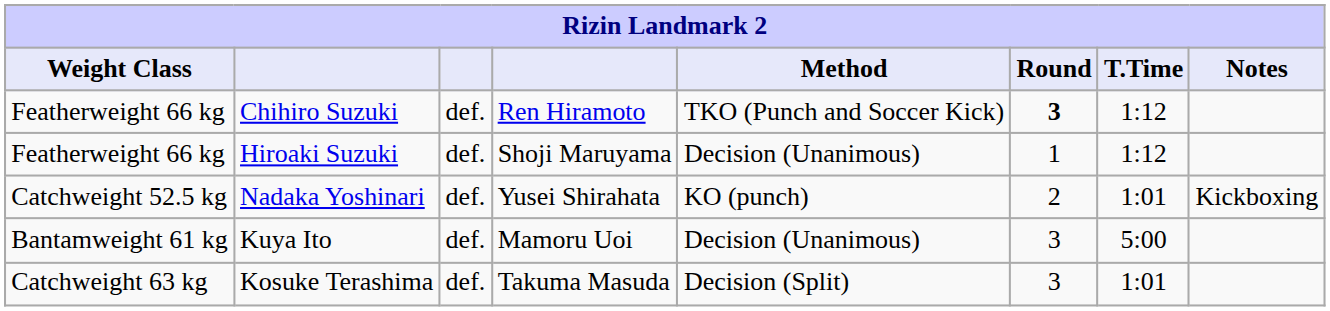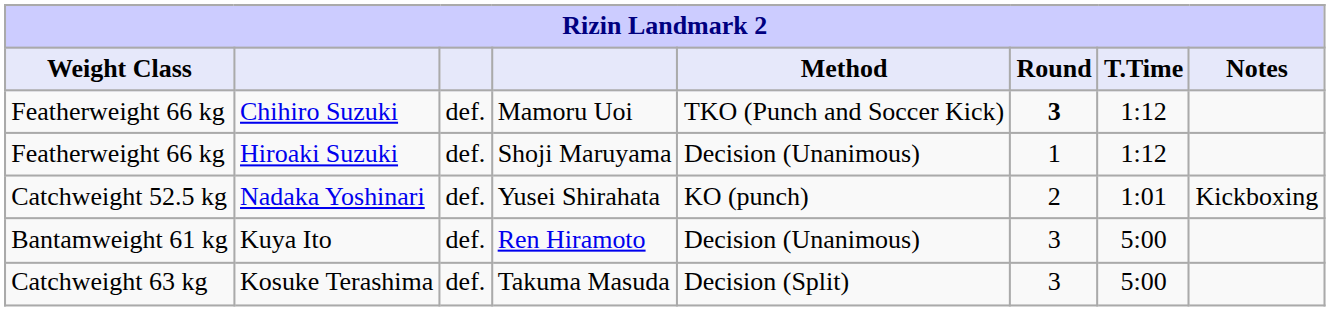(572, 111) Ren Hiramoto -> (565, 111) Mamoru Uoi
(565, 239) Mamoru Uoi -> (572, 239) Ren Hiramoto
(1144, 282) 1:01 -> (1144, 282) 5:00
